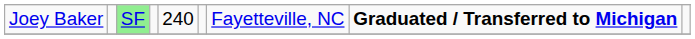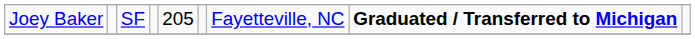(133, 19) lightgreen background -> (133, 19) no background
(178, 19) 240 -> (178, 19) 205
